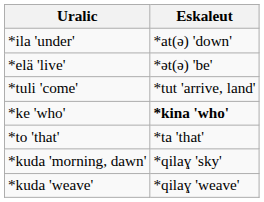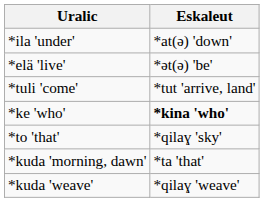(179, 137) *ta 'that' -> (188, 137) *qilaɣ 'sky'
(188, 161) *qilaɣ 'sky' -> (179, 161) *ta 'that'
